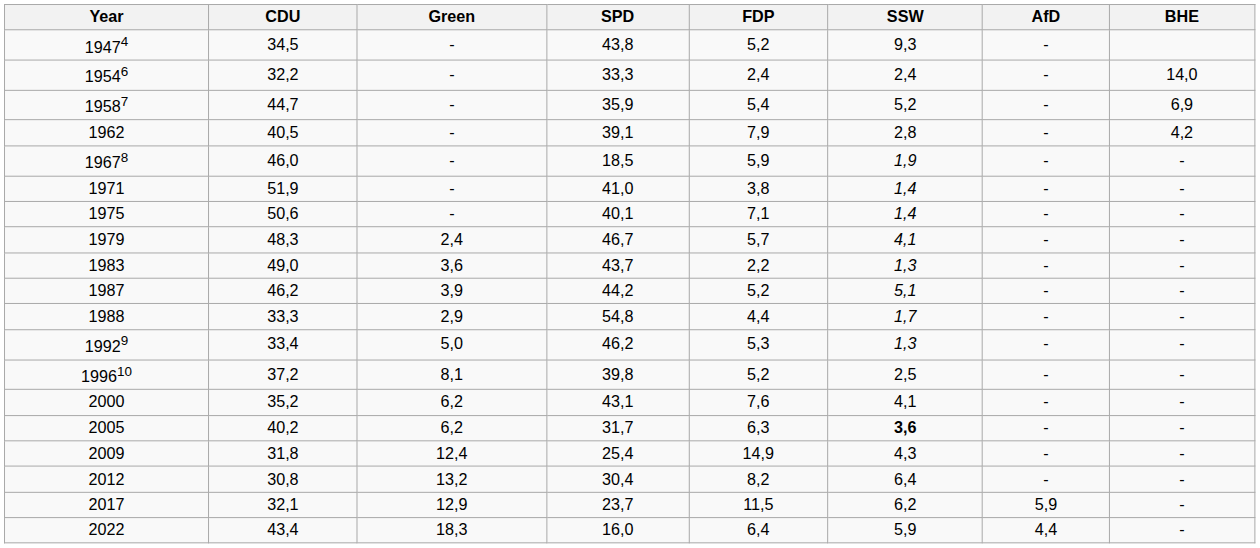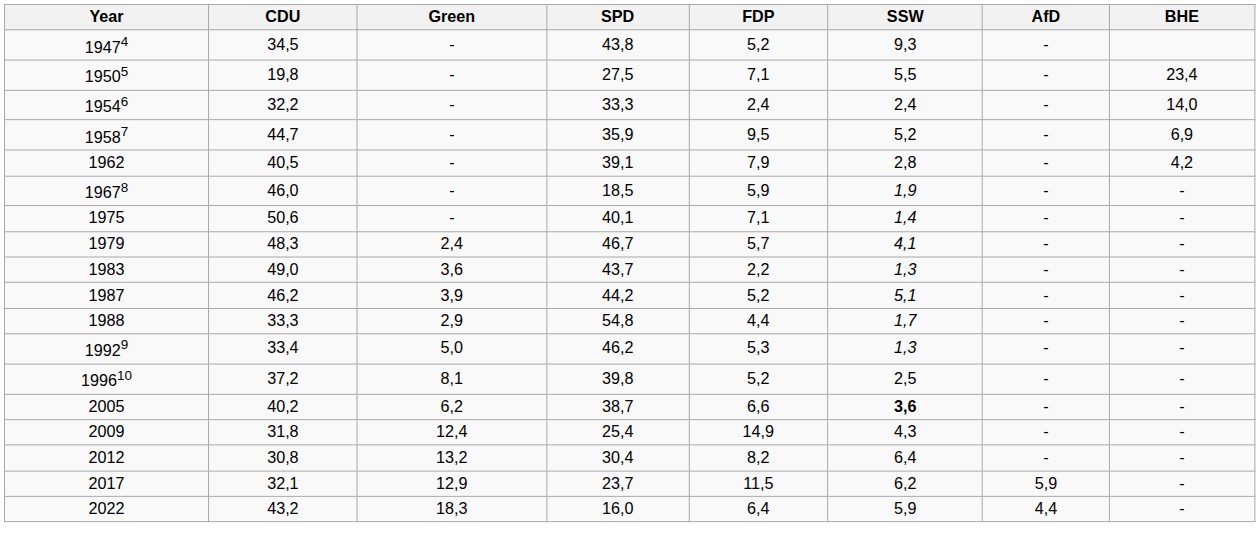+ row: (107, 75)
(758, 105) 5,4 -> (758, 135) 9,5
- row: (107, 188)
- row: (107, 402)
(618, 427) 31,7 -> (618, 406) 38,7
(758, 427) 6,3 -> (758, 406) 6,6
(283, 530) 43,4 -> (283, 509) 43,2
